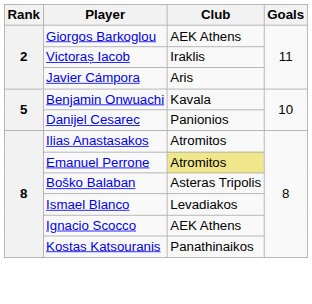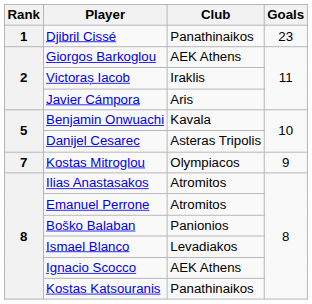+ row: (81, 36)
(199, 120) Panionios -> (216, 141) Asteras Tripolis
+ row: (96, 162)
(198, 162) khaki background -> (198, 204) no background
(216, 183) Asteras Tripolis -> (199, 225) Panionios
